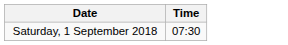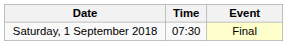+ column: (245, 13)
